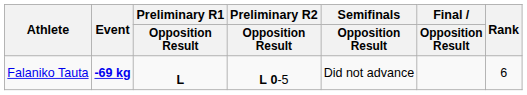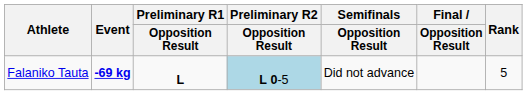(274, 80) no background -> (274, 80) lightblue background
(504, 73) 6 -> (504, 73) 5
